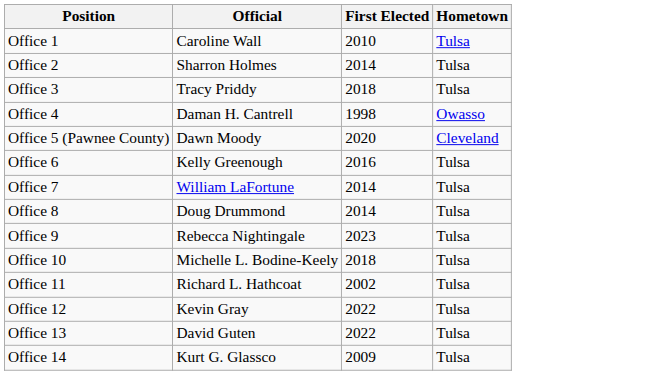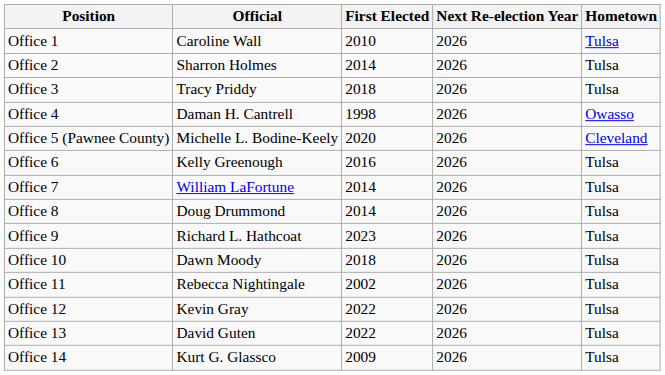+ column: (507, 16)
(219, 138) Dawn Moody -> (257, 138) Michelle L. Bodine-Keely
(241, 235) Rebecca Nightingale -> (239, 235) Richard L. Hathcoat
(257, 260) Michelle L. Bodine-Keely -> (219, 260) Dawn Moody
(239, 284) Richard L. Hathcoat -> (241, 284) Rebecca Nightingale
